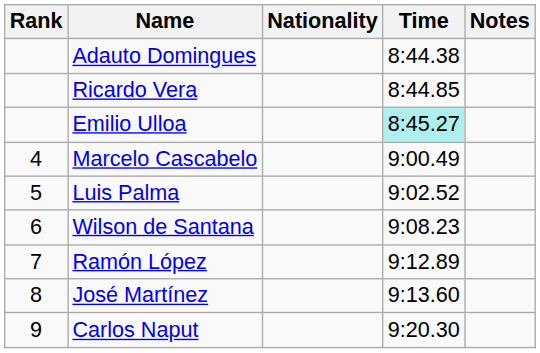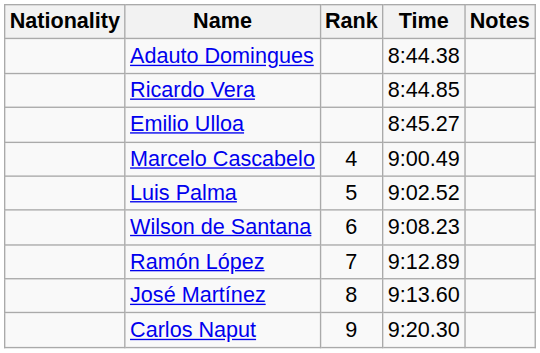columns swapped: (36, 21) <-> (322, 21)
(424, 124) paleturquoise background -> (424, 124) no background
